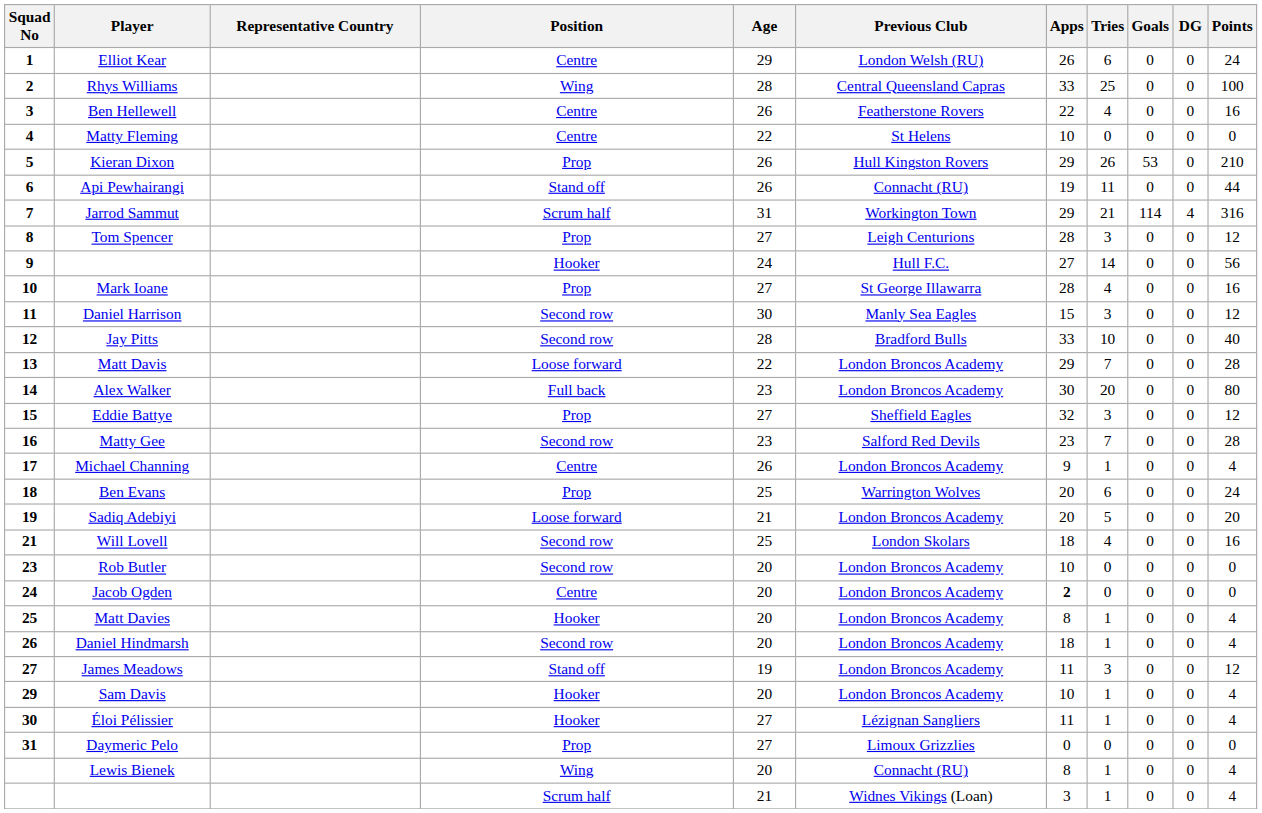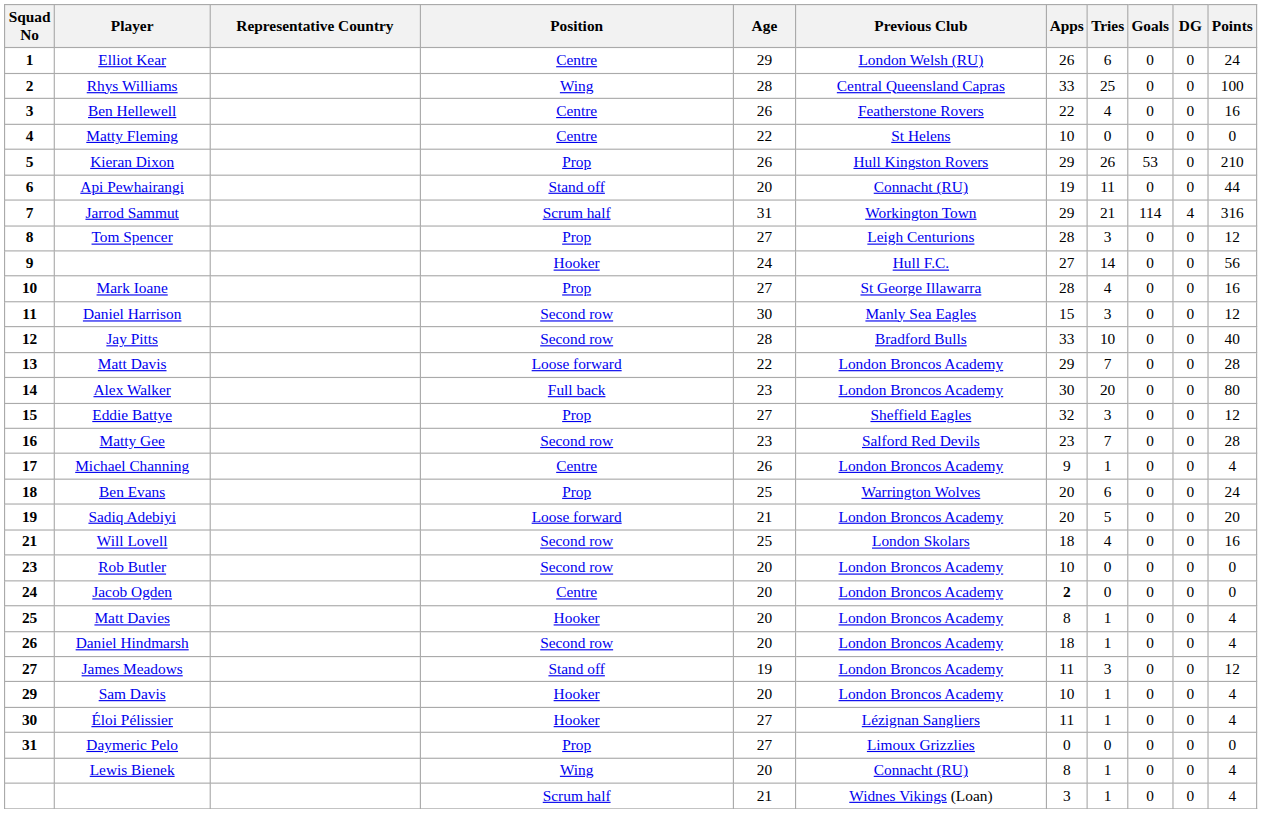(764, 186) 26 -> (764, 186) 20
